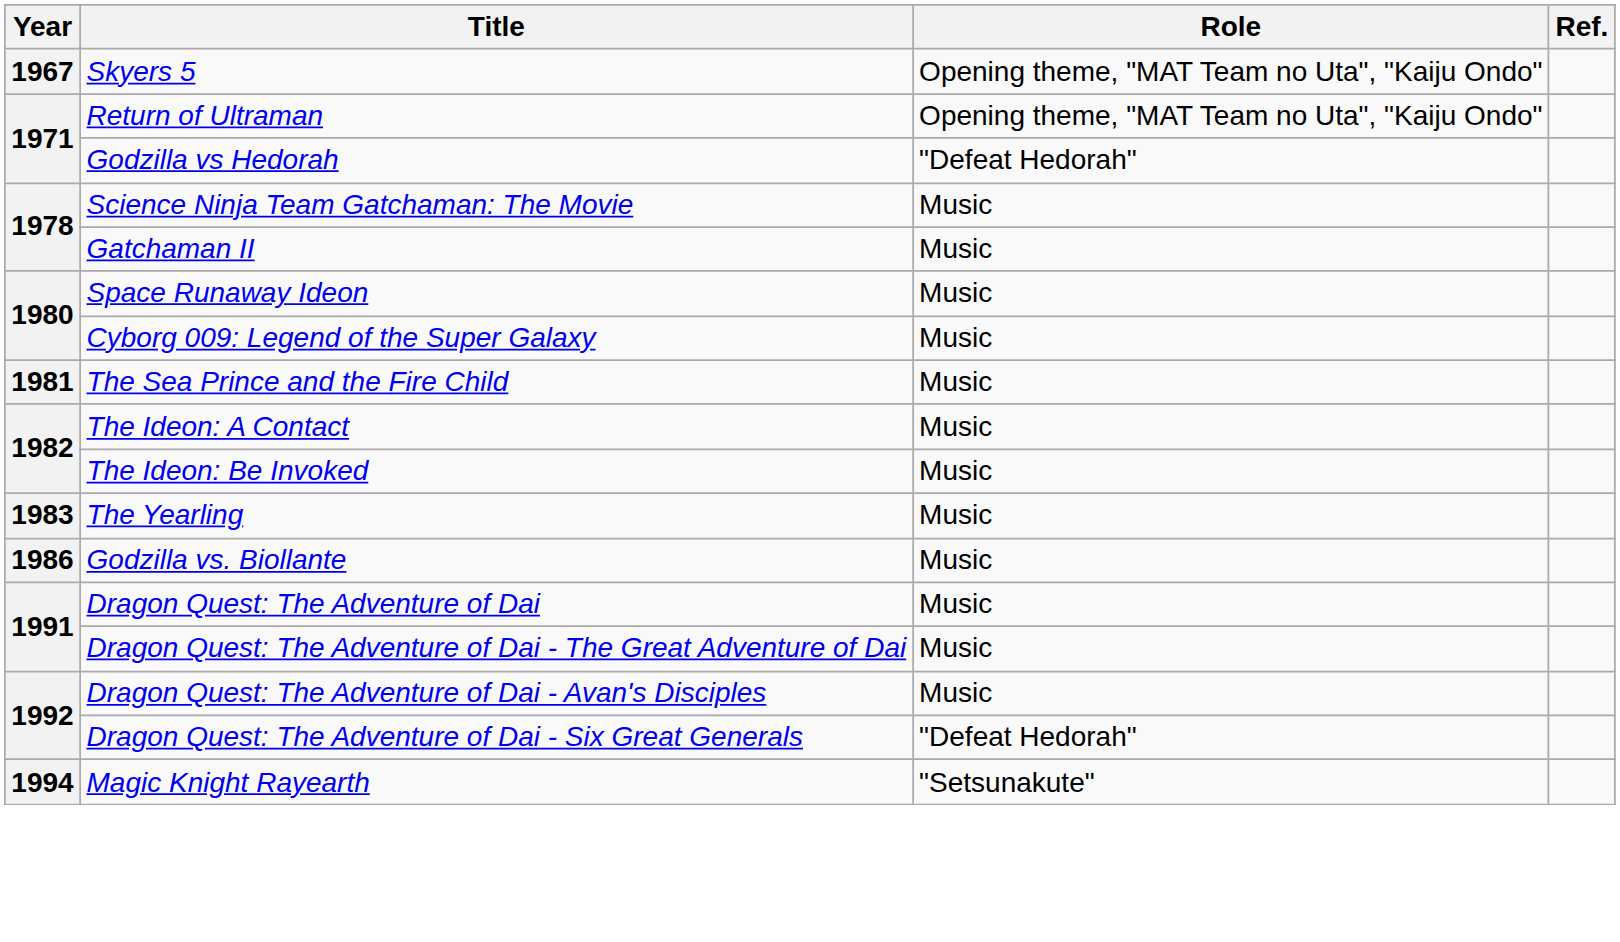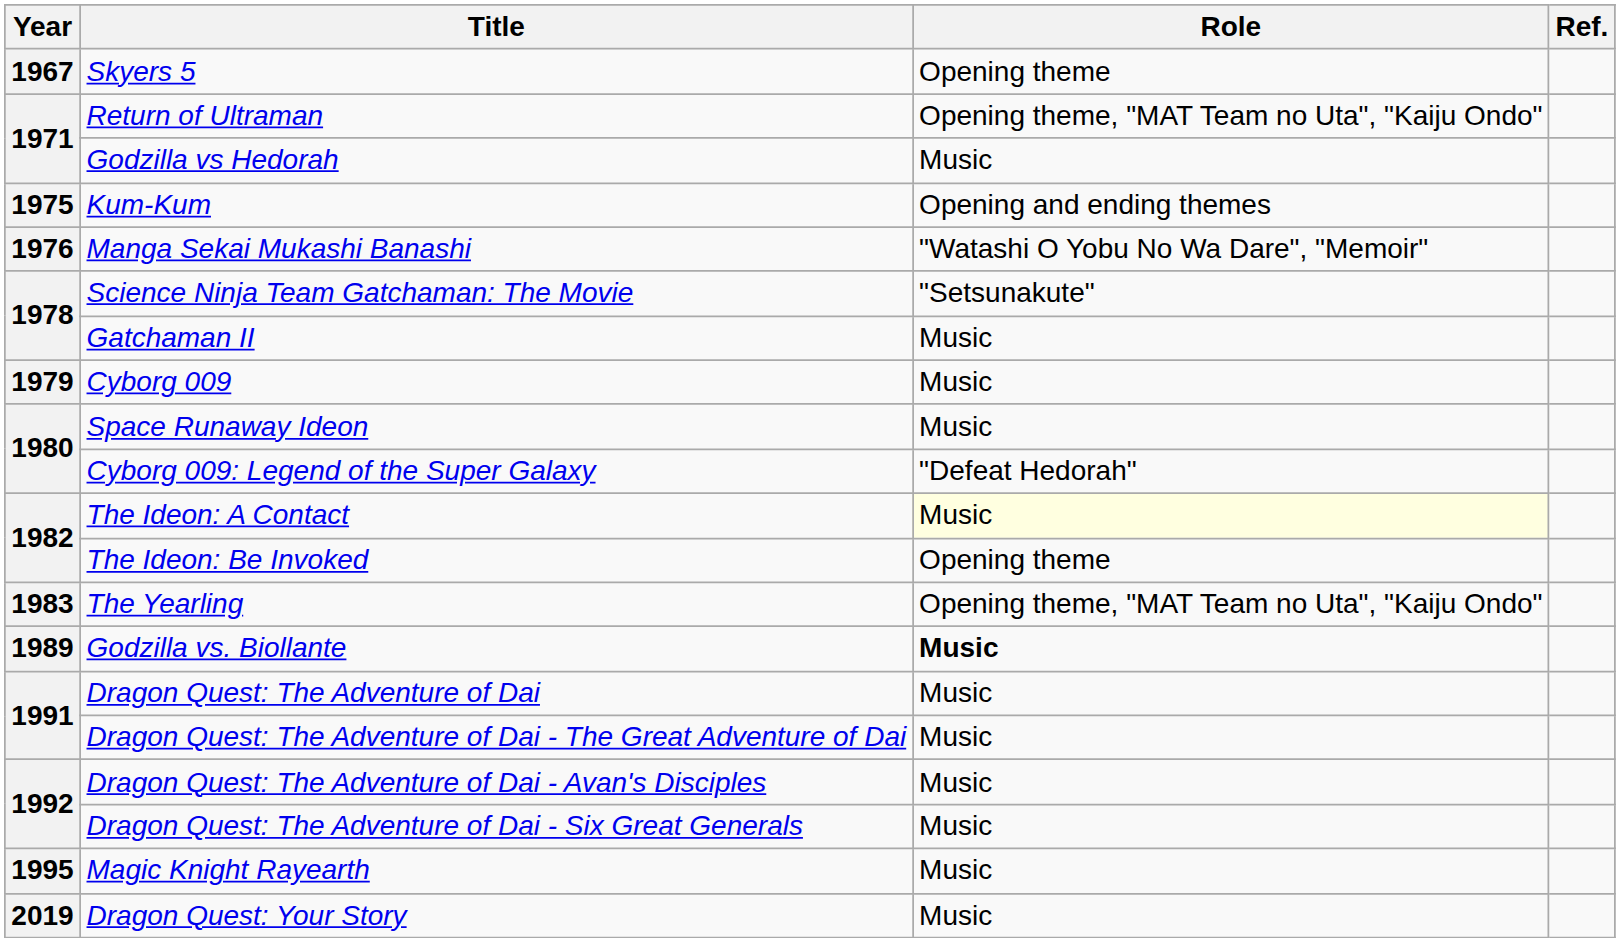(1231, 71) Opening theme, "MAT Team no Uta", "Kaiju Ondo" -> (1015, 71) Opening theme
(1028, 159) "Defeat Hedorah" -> (956, 159) Music
+ row: (149, 204)
+ row: (279, 248)
(956, 204) Music -> (1007, 293) "Setsunakute"
+ row: (159, 381)
(956, 337) Music -> (1028, 470) "Defeat Hedorah"
- row: (297, 381)
(956, 426) no background -> (956, 515) lightyellow background
(956, 470) Music -> (1015, 559) Opening theme
(956, 515) Music -> (1231, 603) Opening theme, "MAT Team no Uta", "Kaiju Ondo"
(42, 559) 1986 -> (42, 648) 1989
(956, 559) normal -> (959, 648) bold
(1028, 737) "Defeat Hedorah" -> (956, 826) Music
(42, 781) 1994 -> (42, 870) 1995
(1007, 781) "Setsunakute" -> (956, 870) Music
+ row: (247, 914)
